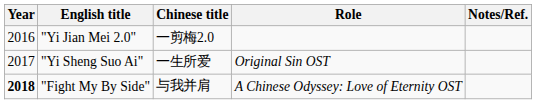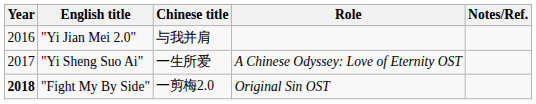(185, 37) 一剪梅2.0 -> (183, 37) 与我并肩
(282, 62) Original Sin OST -> (348, 62) A Chinese Odyssey: Love of Eternity OST
(183, 85) 与我并肩 -> (185, 85) 一剪梅2.0
(348, 86) A Chinese Odyssey: Love of Eternity OST -> (282, 86) Original Sin OST
